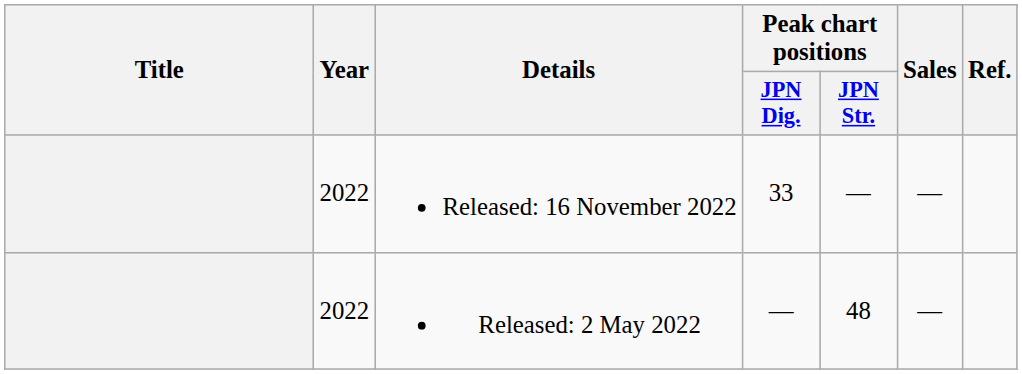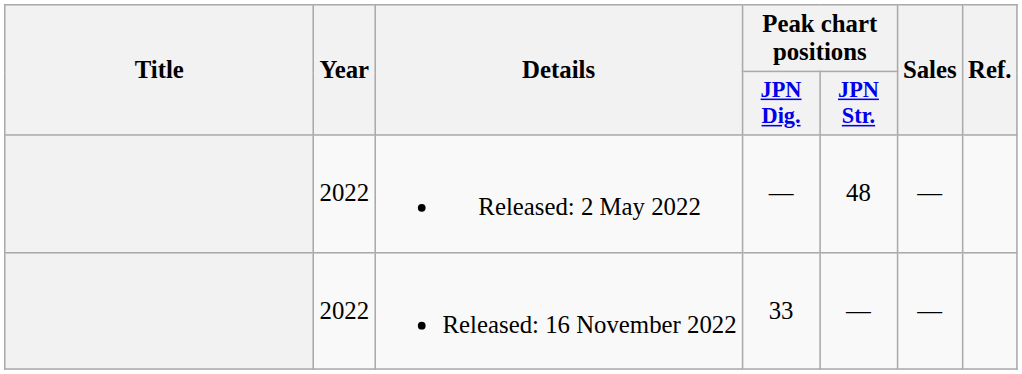rows swapped: (559, 324) <-> (559, 208)
